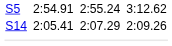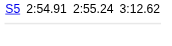- row: (16, 25)
